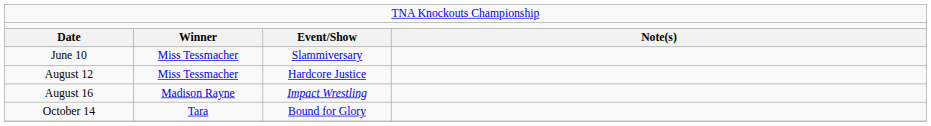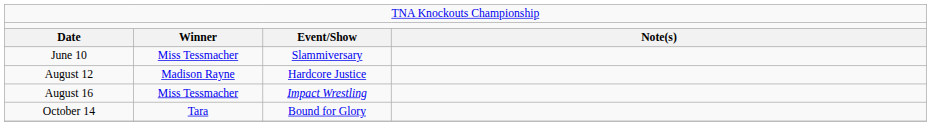(198, 74) Miss Tessmacher -> (198, 74) Madison Rayne
(198, 93) Madison Rayne -> (198, 93) Miss Tessmacher
